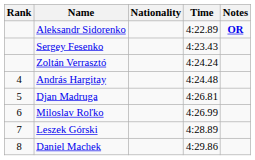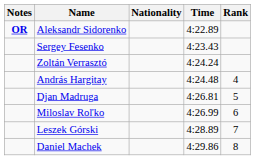columns swapped: (19, 12) <-> (235, 12)
